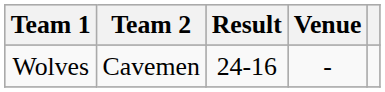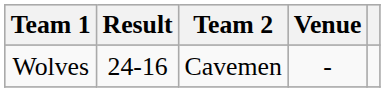columns swapped: (247, 24) <-> (151, 24)
